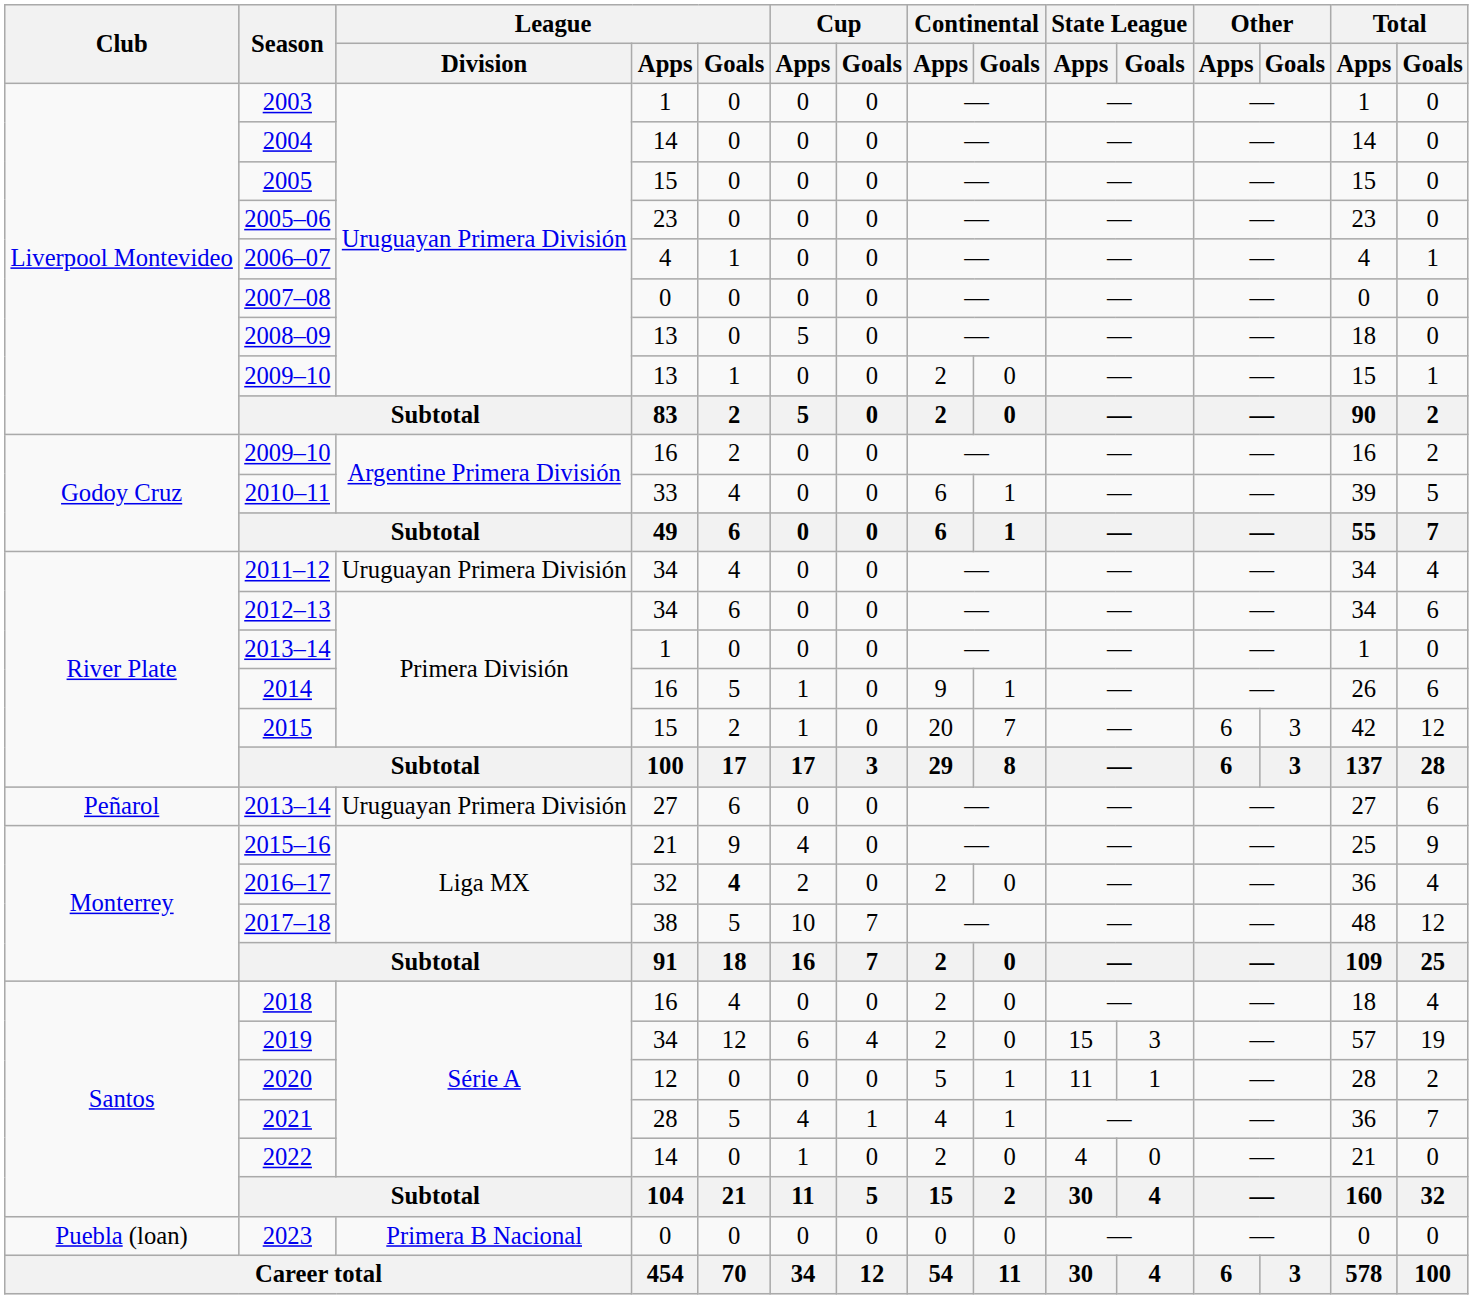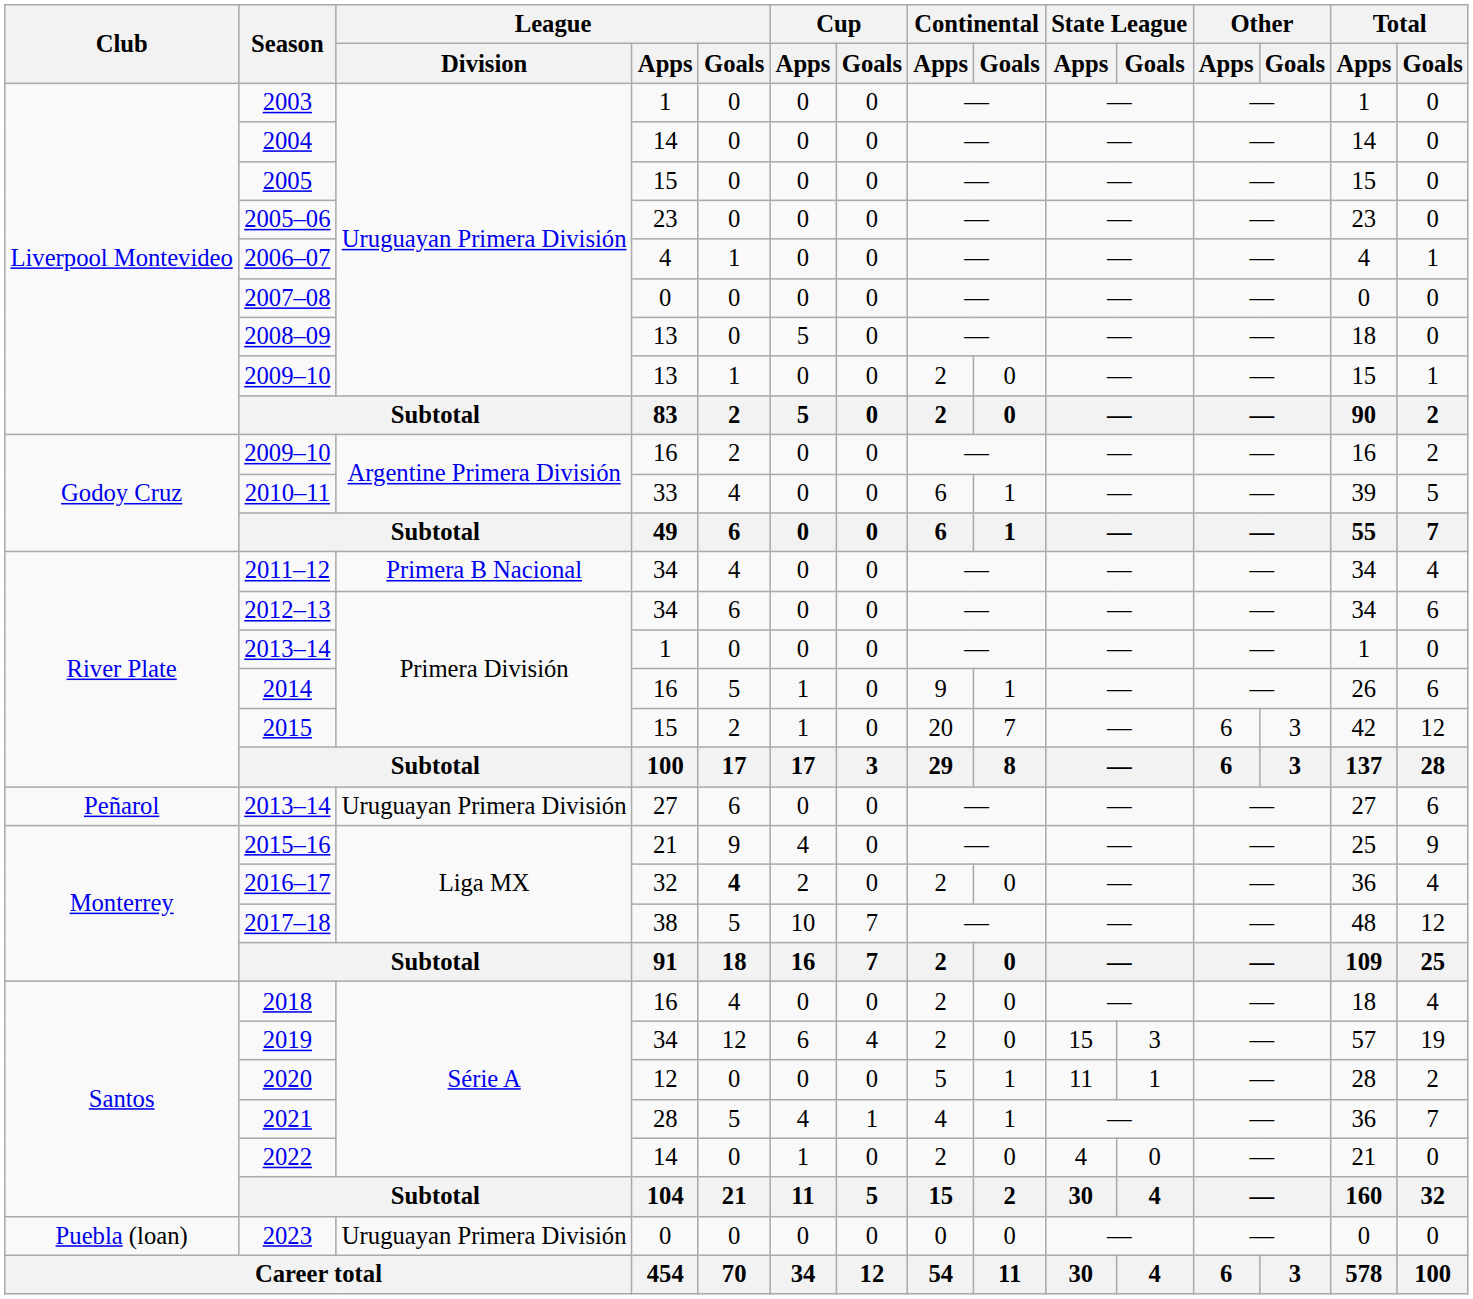(484, 571) Uruguayan Primera División -> (484, 571) Primera B Nacional
(484, 1235) Primera B Nacional -> (484, 1235) Uruguayan Primera División
